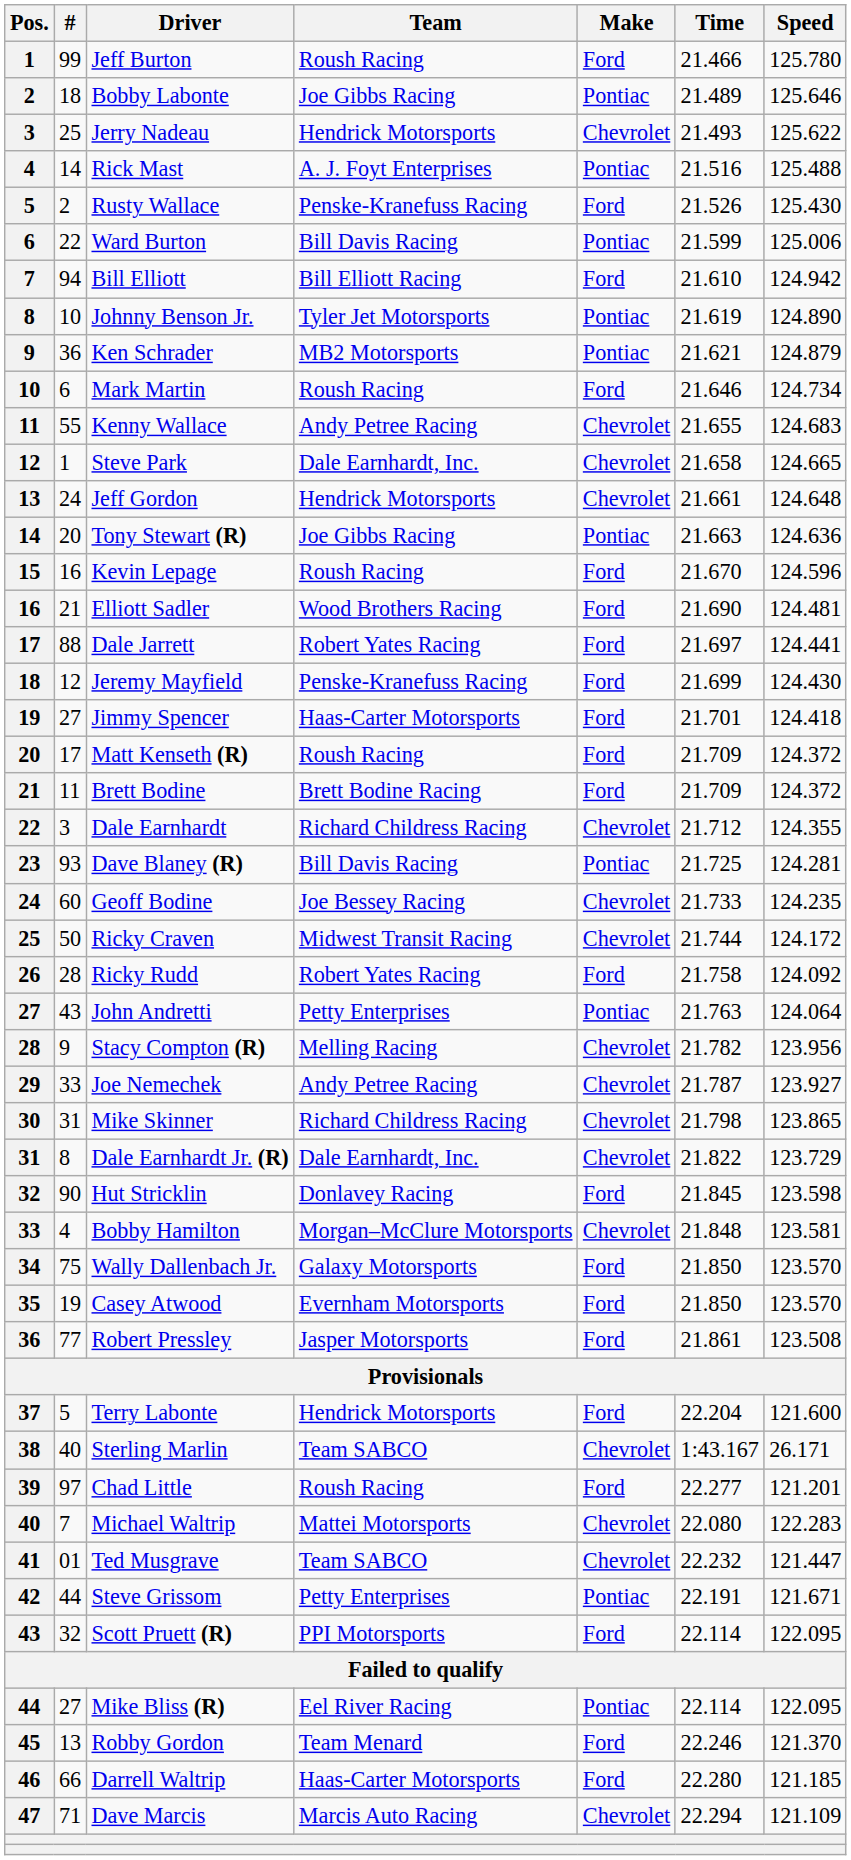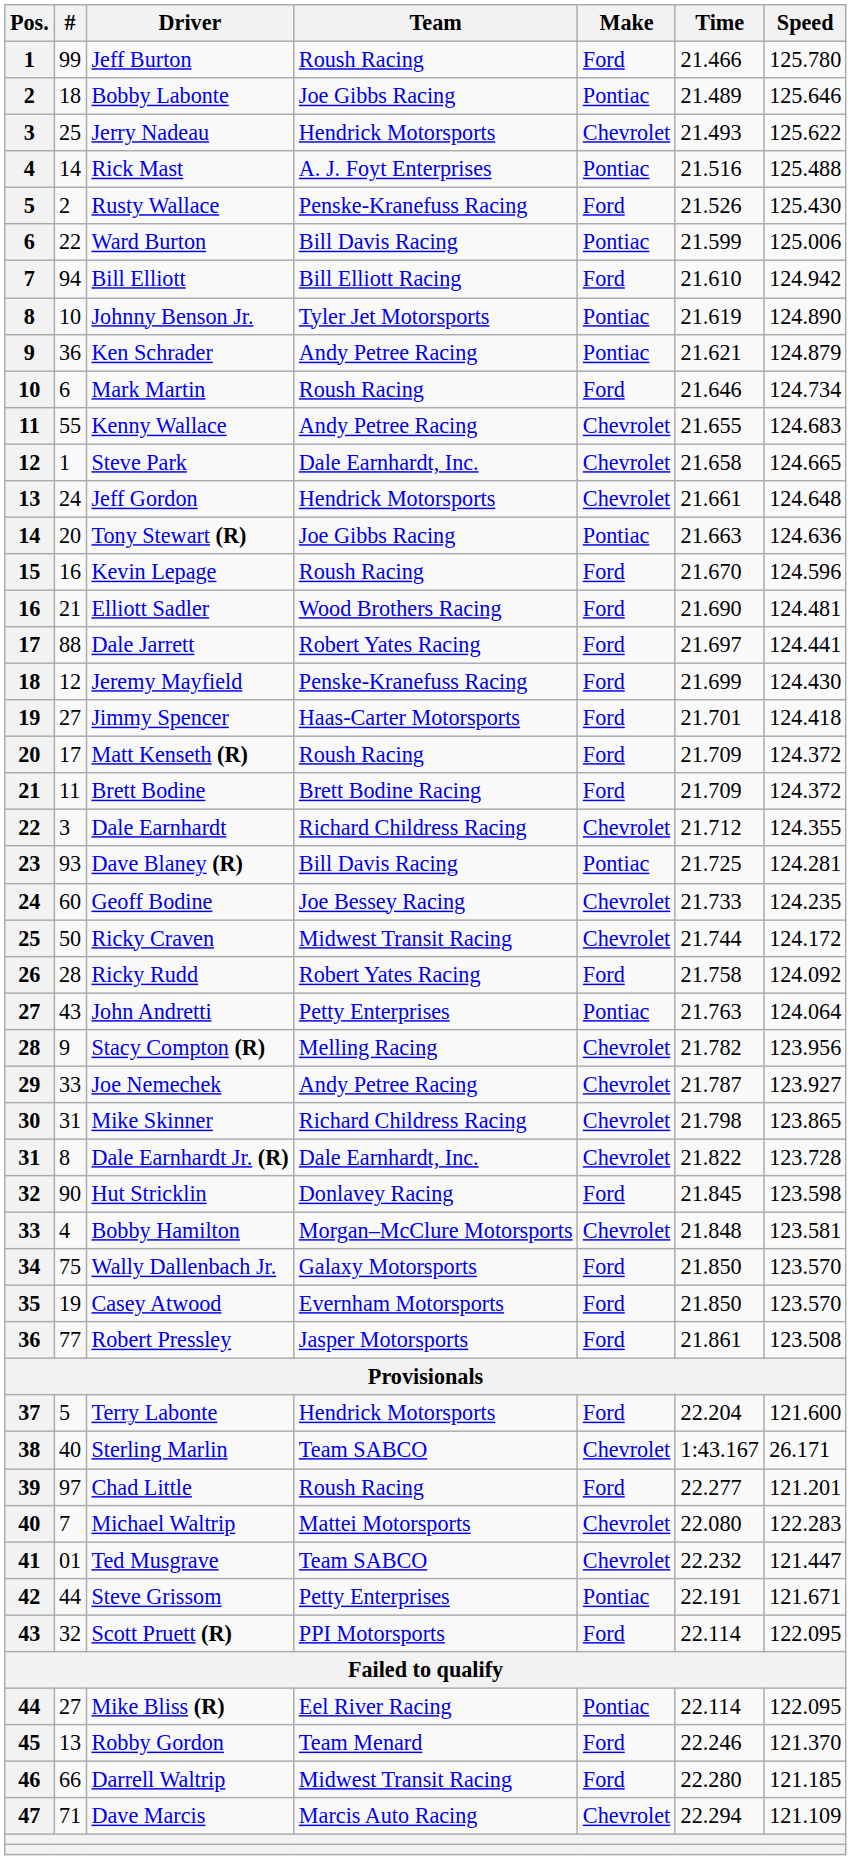(379, 352) MB2 Motorsports -> (388, 352) Andy Petree Racing
(805, 1157) 123.729 -> (805, 1157) 123.728
(409, 1779) Haas-Carter Motorsports -> (405, 1779) Midwest Transit Racing
